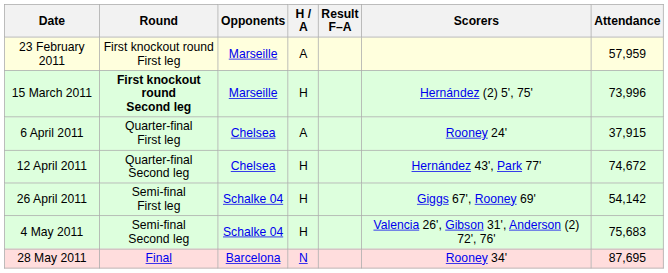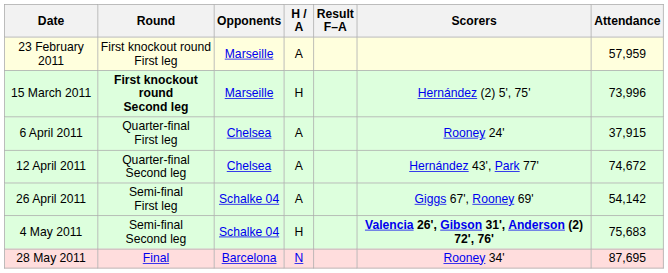(303, 166) H -> (299, 166) A
(303, 199) H -> (299, 199) A
(476, 232) normal -> (474, 232) bold
